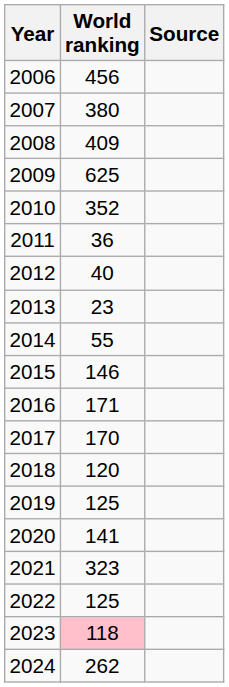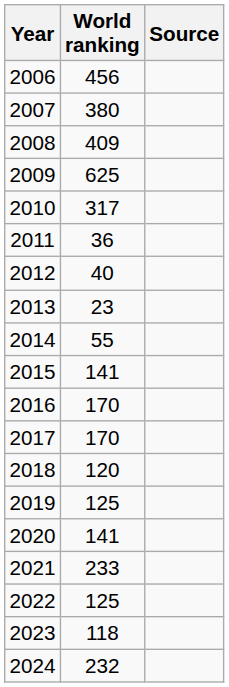(102, 208) 352 -> (102, 208) 317
(102, 372) 146 -> (102, 372) 141
(102, 404) 171 -> (102, 404) 170
(102, 568) 323 -> (102, 568) 233
(102, 633) pink background -> (102, 633) no background
(102, 666) 262 -> (102, 666) 232
